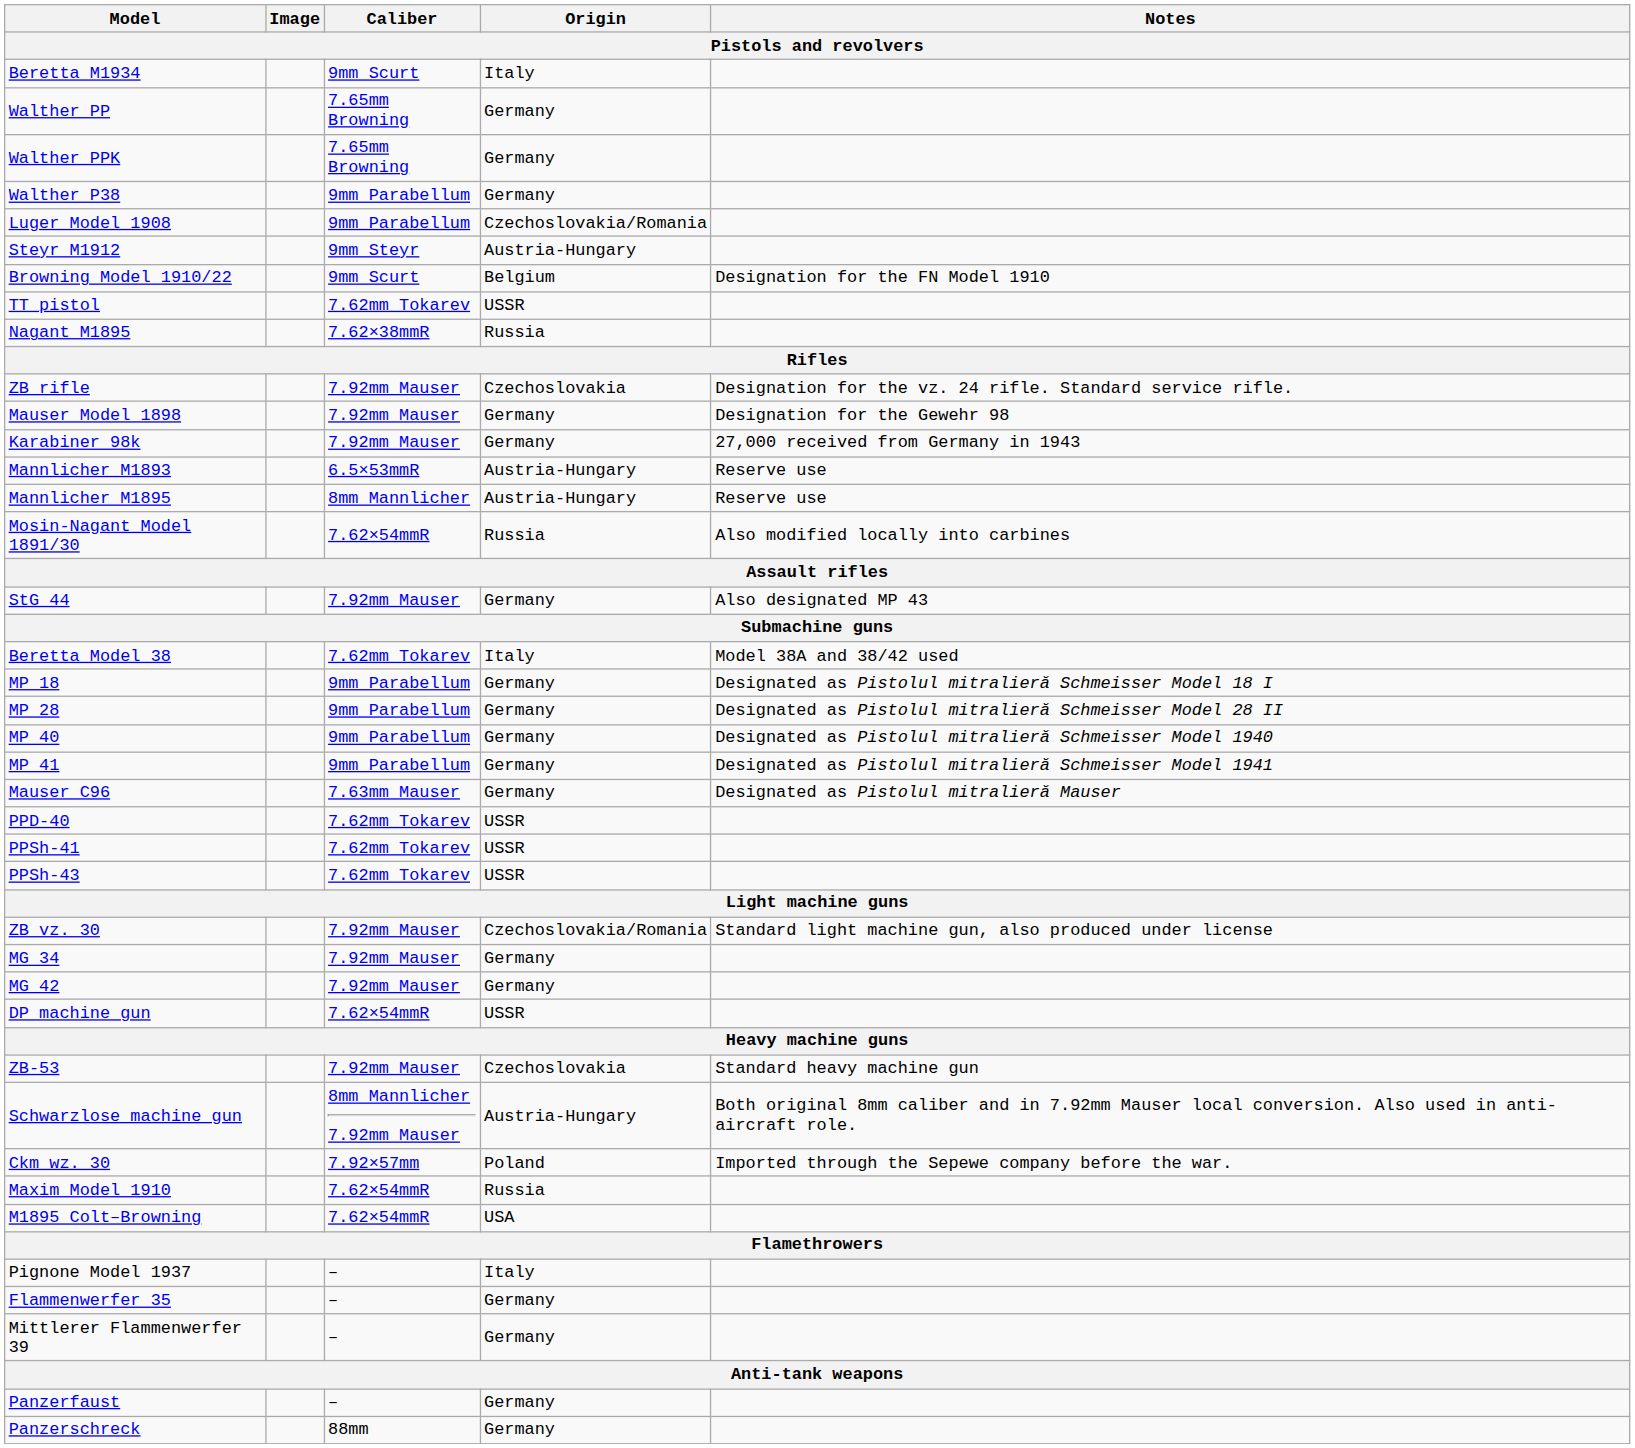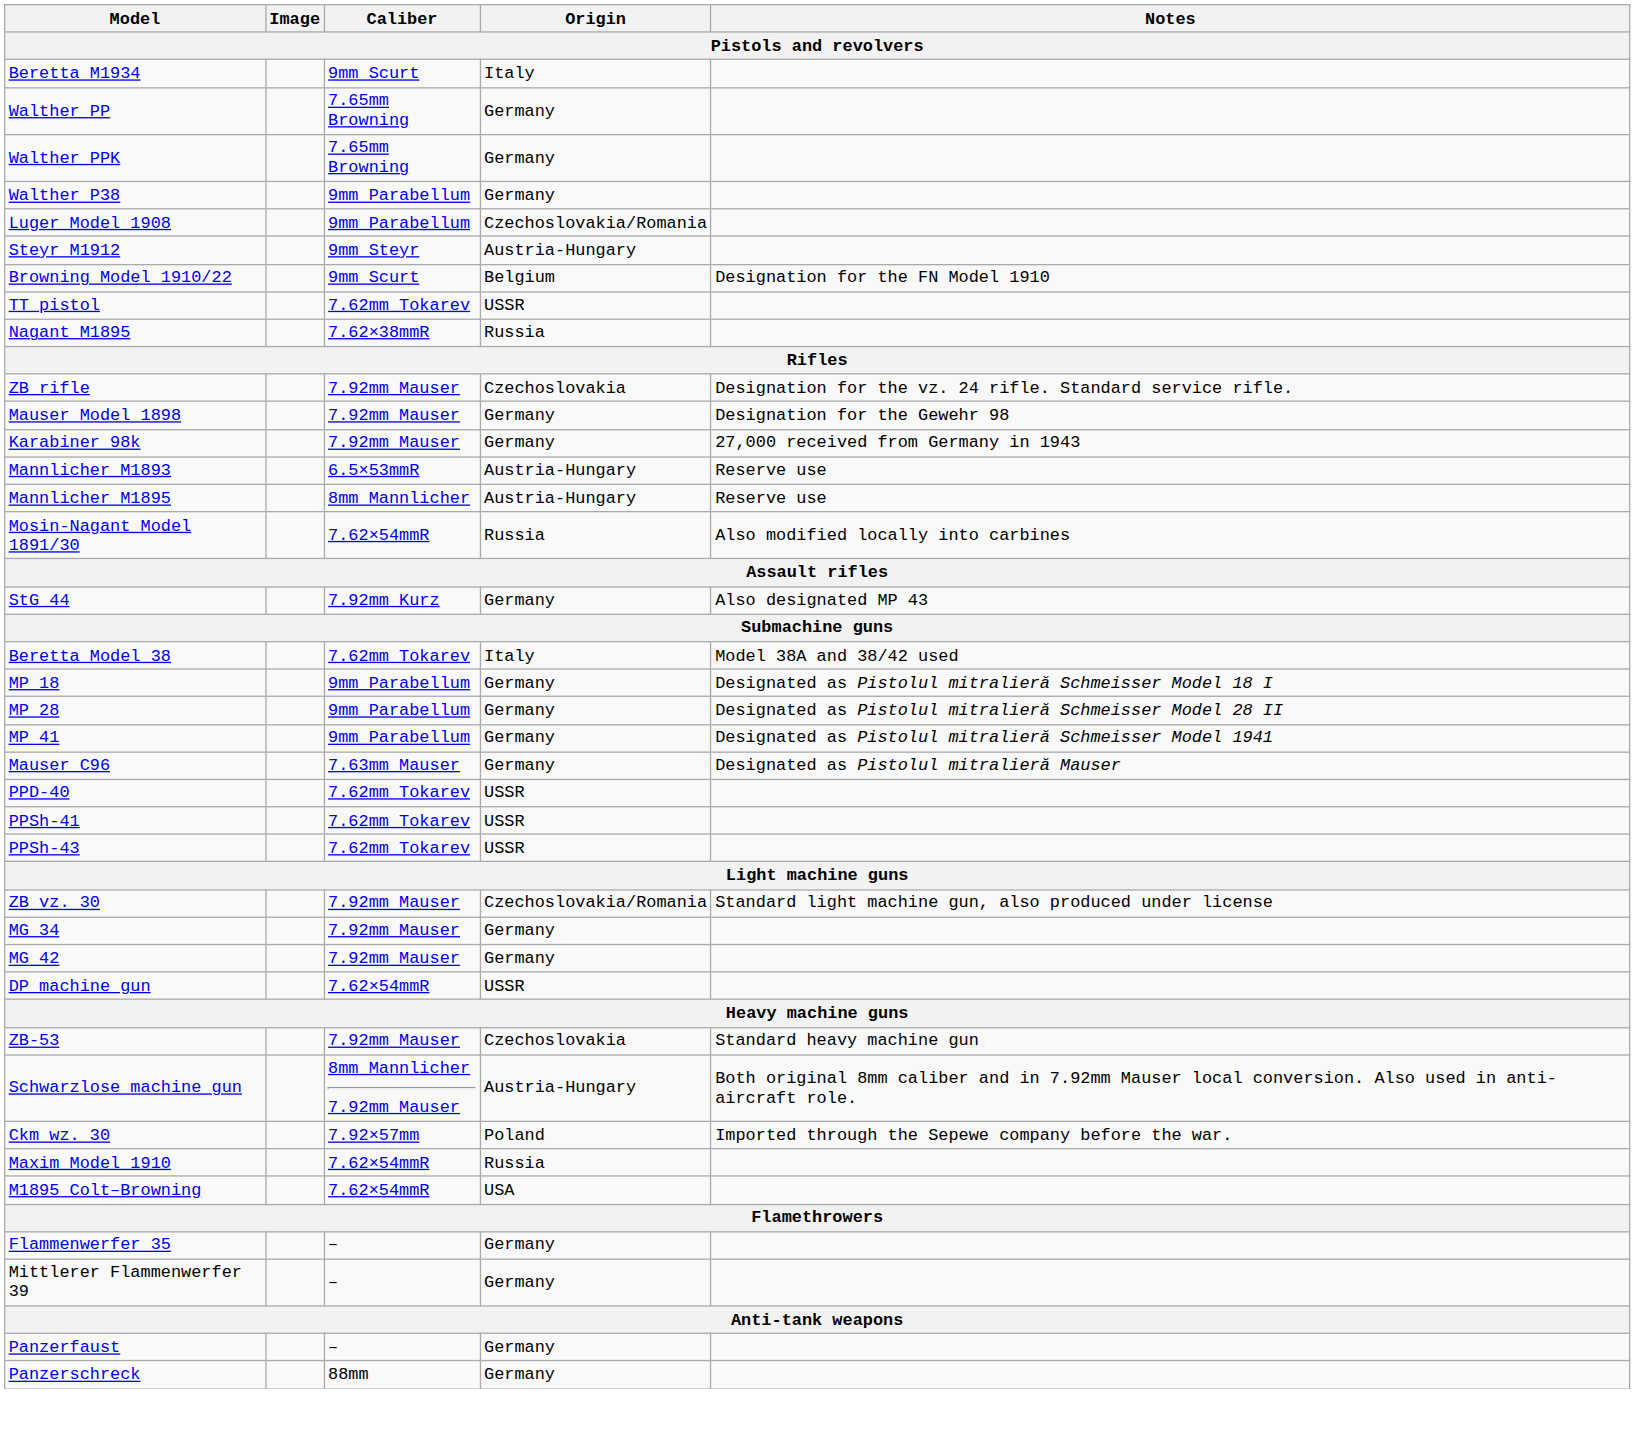(394, 600) 7.92mm Mauser -> (384, 600) 7.92mm Kurz
- row: (34, 738)
- row: (100, 1273)
